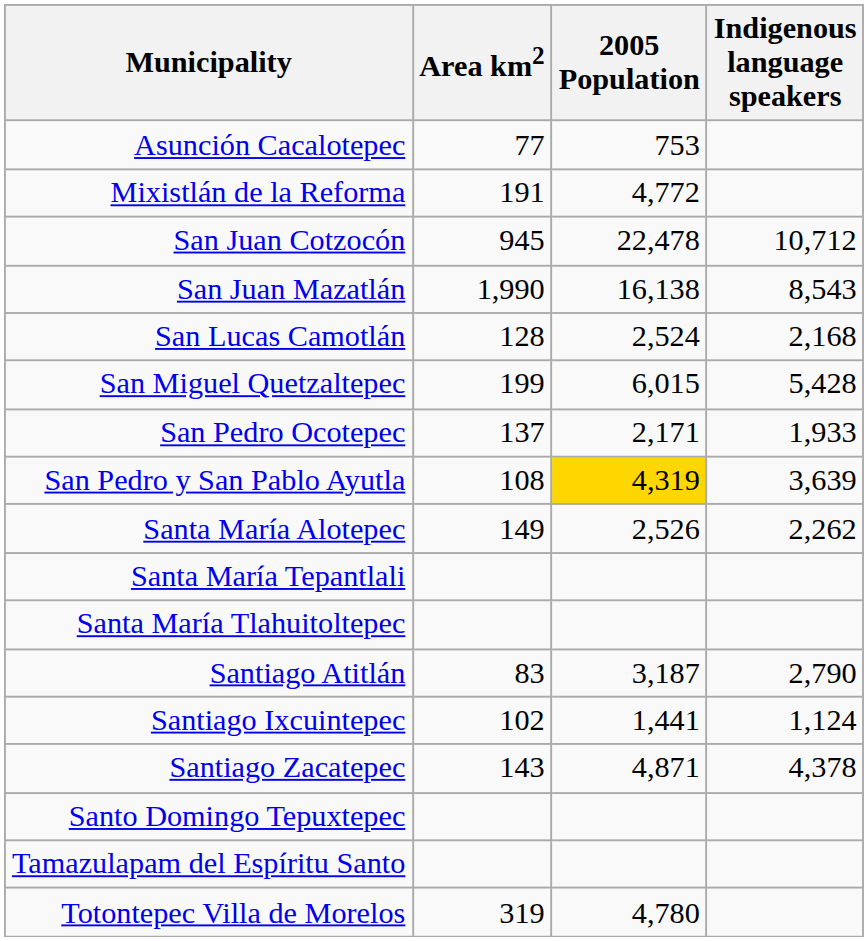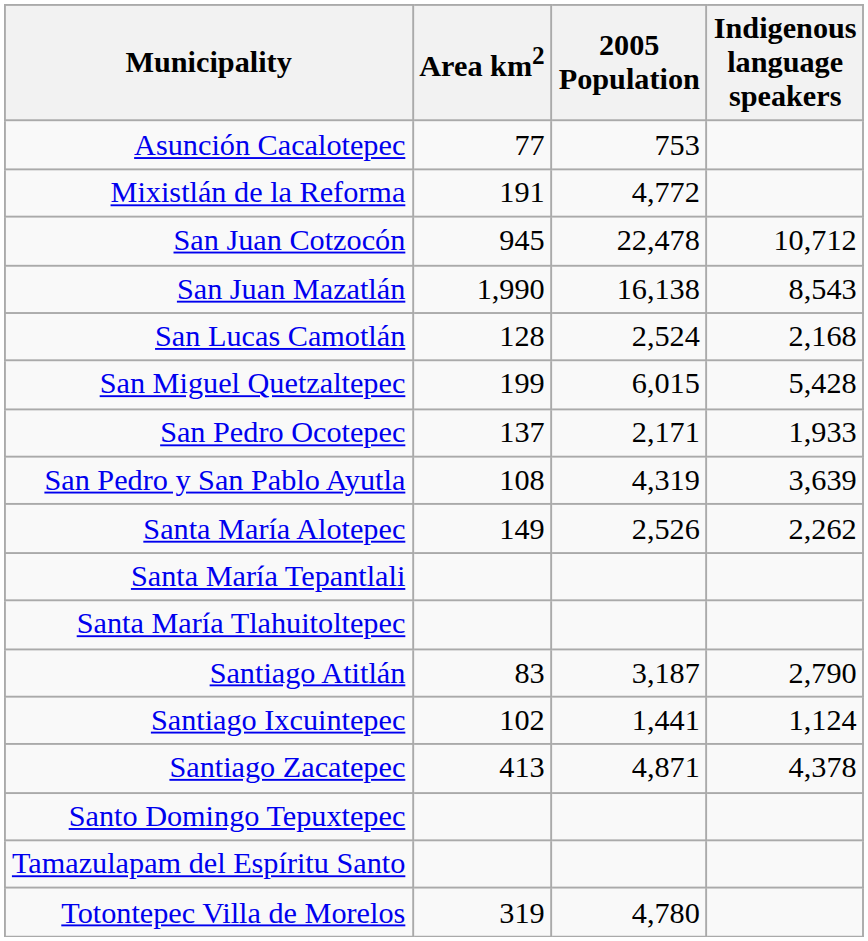(666, 480) gold background -> (666, 480) no background
(522, 767) 143 -> (522, 767) 413
